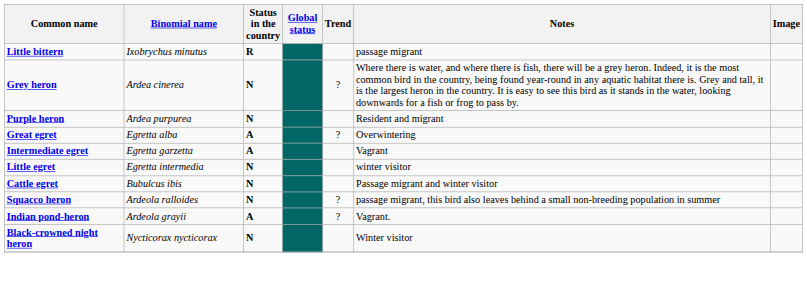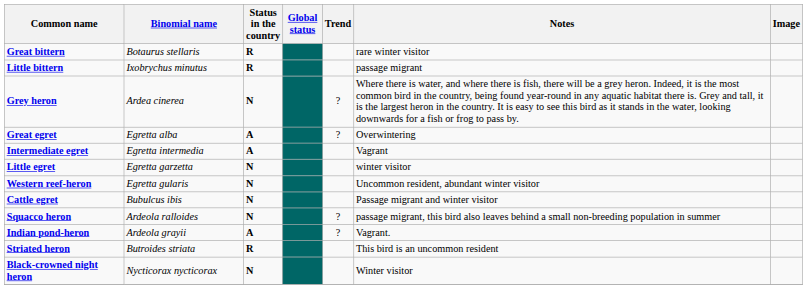+ row: (36, 51)
- row: (35, 118)
(160, 151) Egretta garzetta -> (165, 151) Egretta intermedia
(165, 167) Egretta intermedia -> (160, 167) Egretta garzetta
+ row: (49, 183)
+ row: (38, 248)
